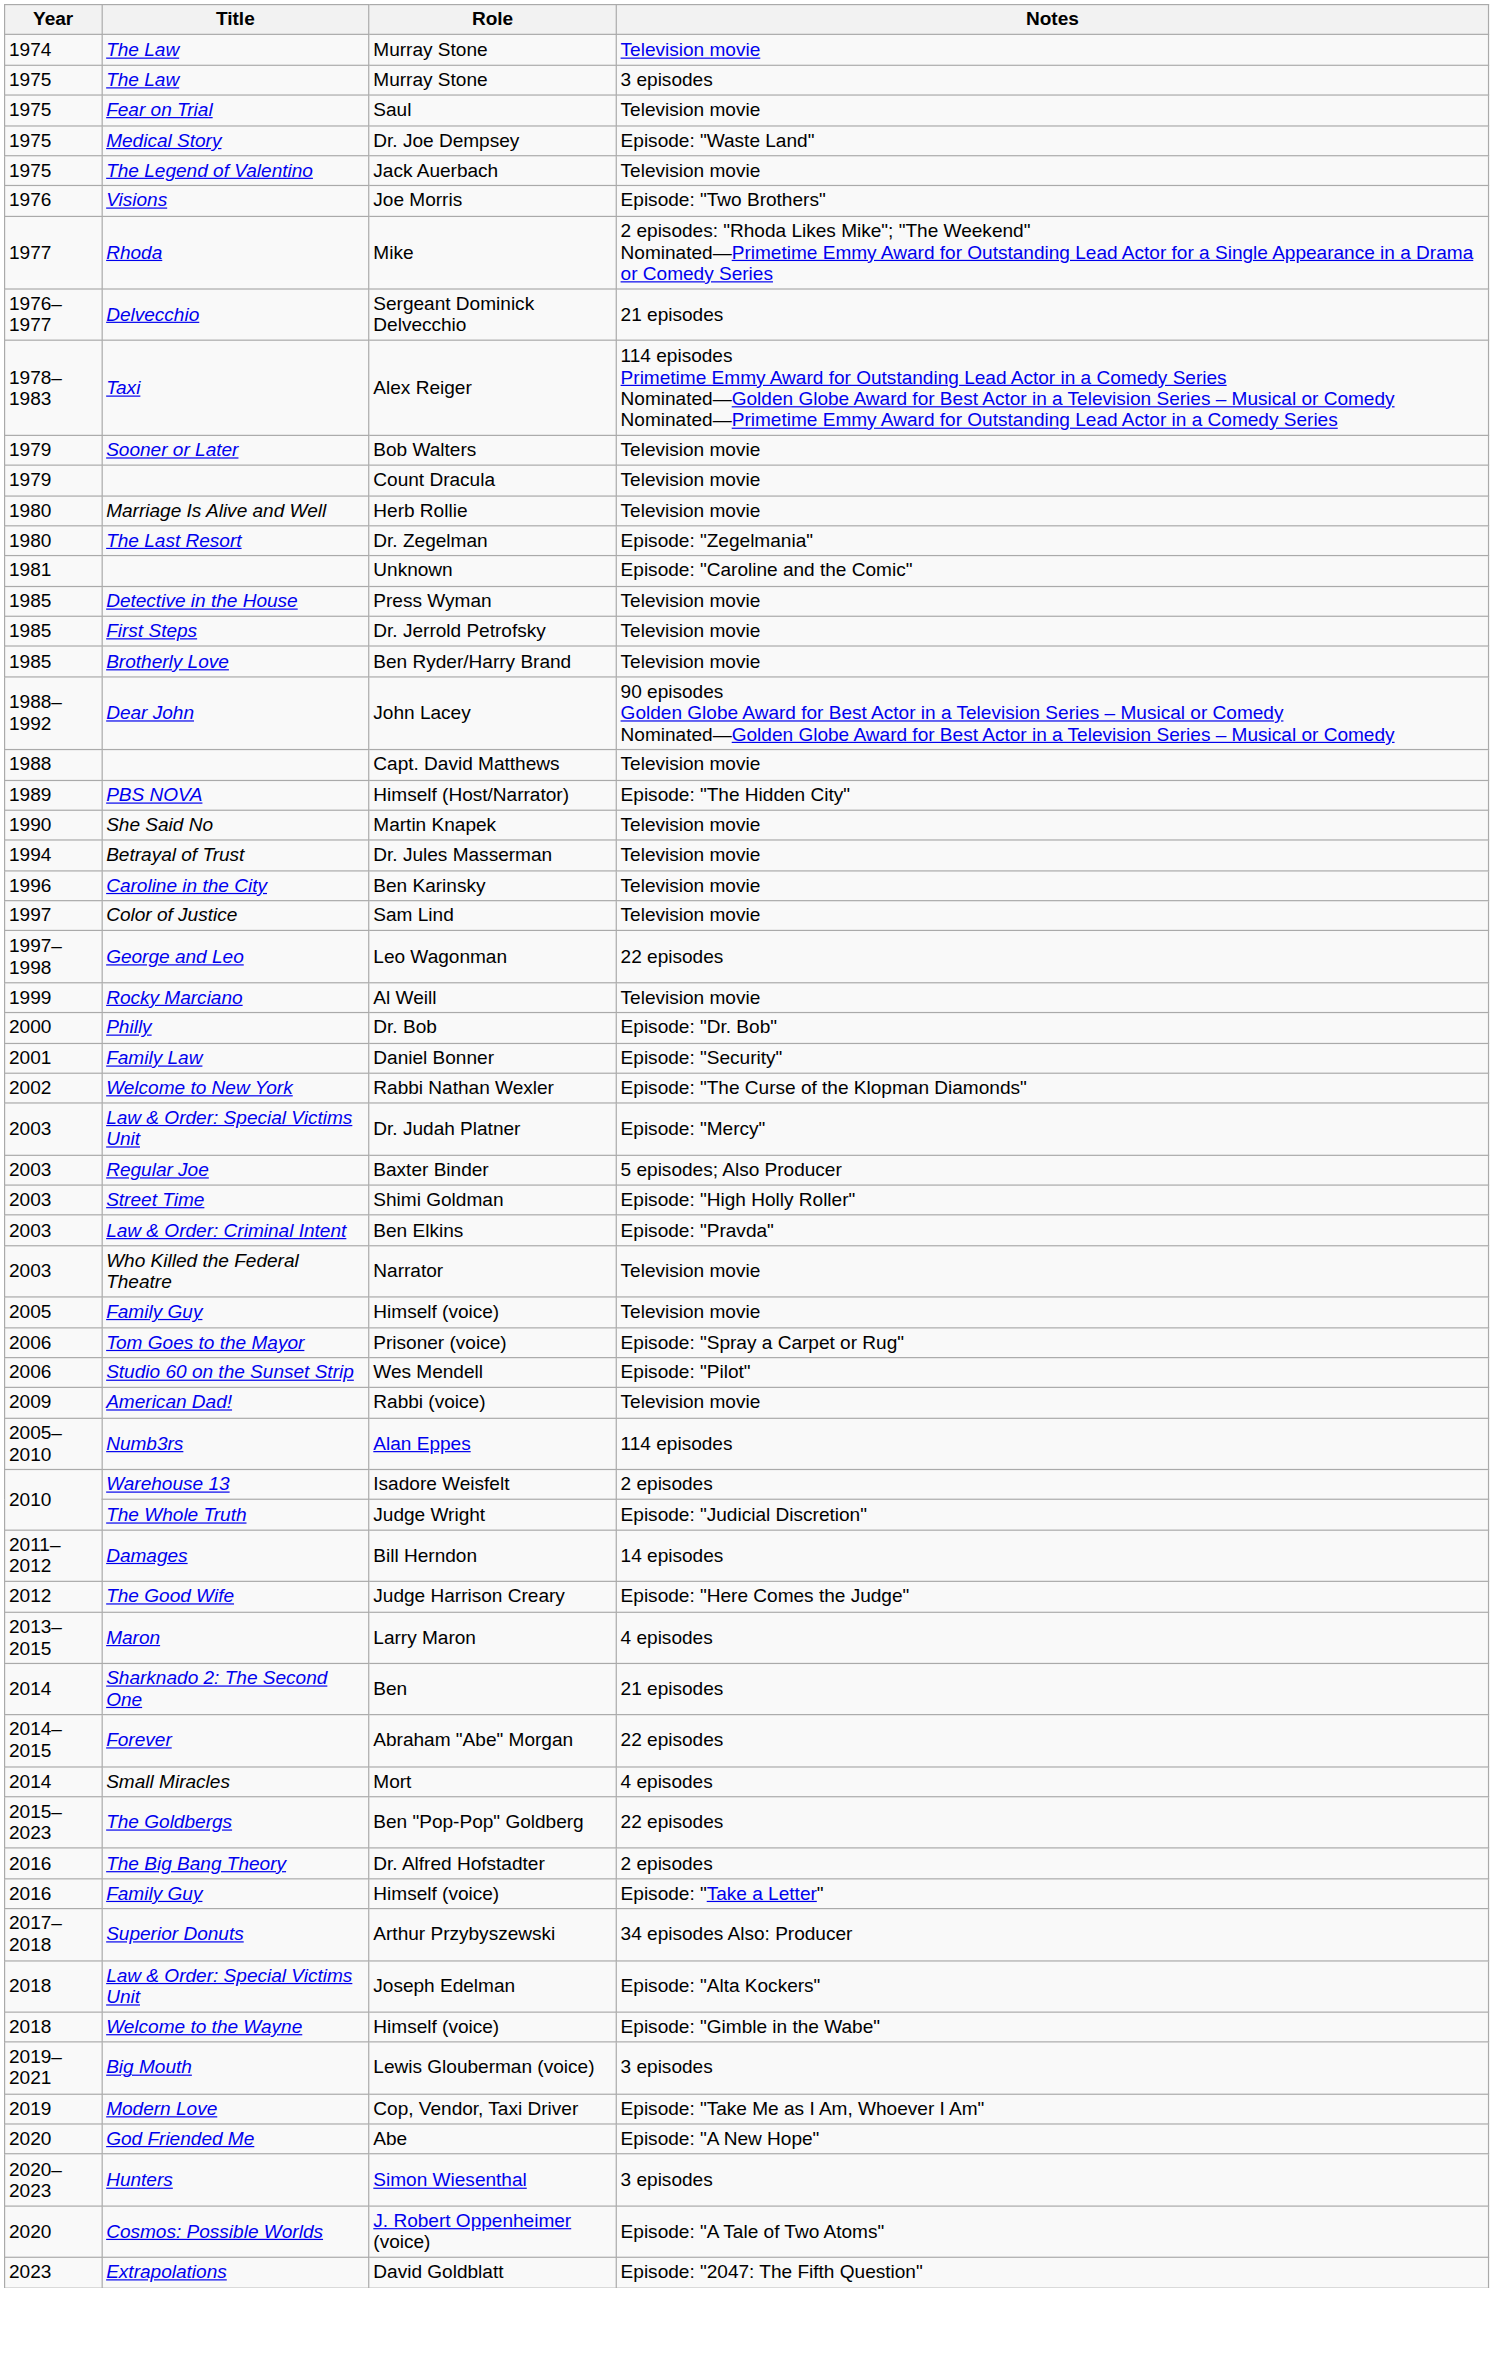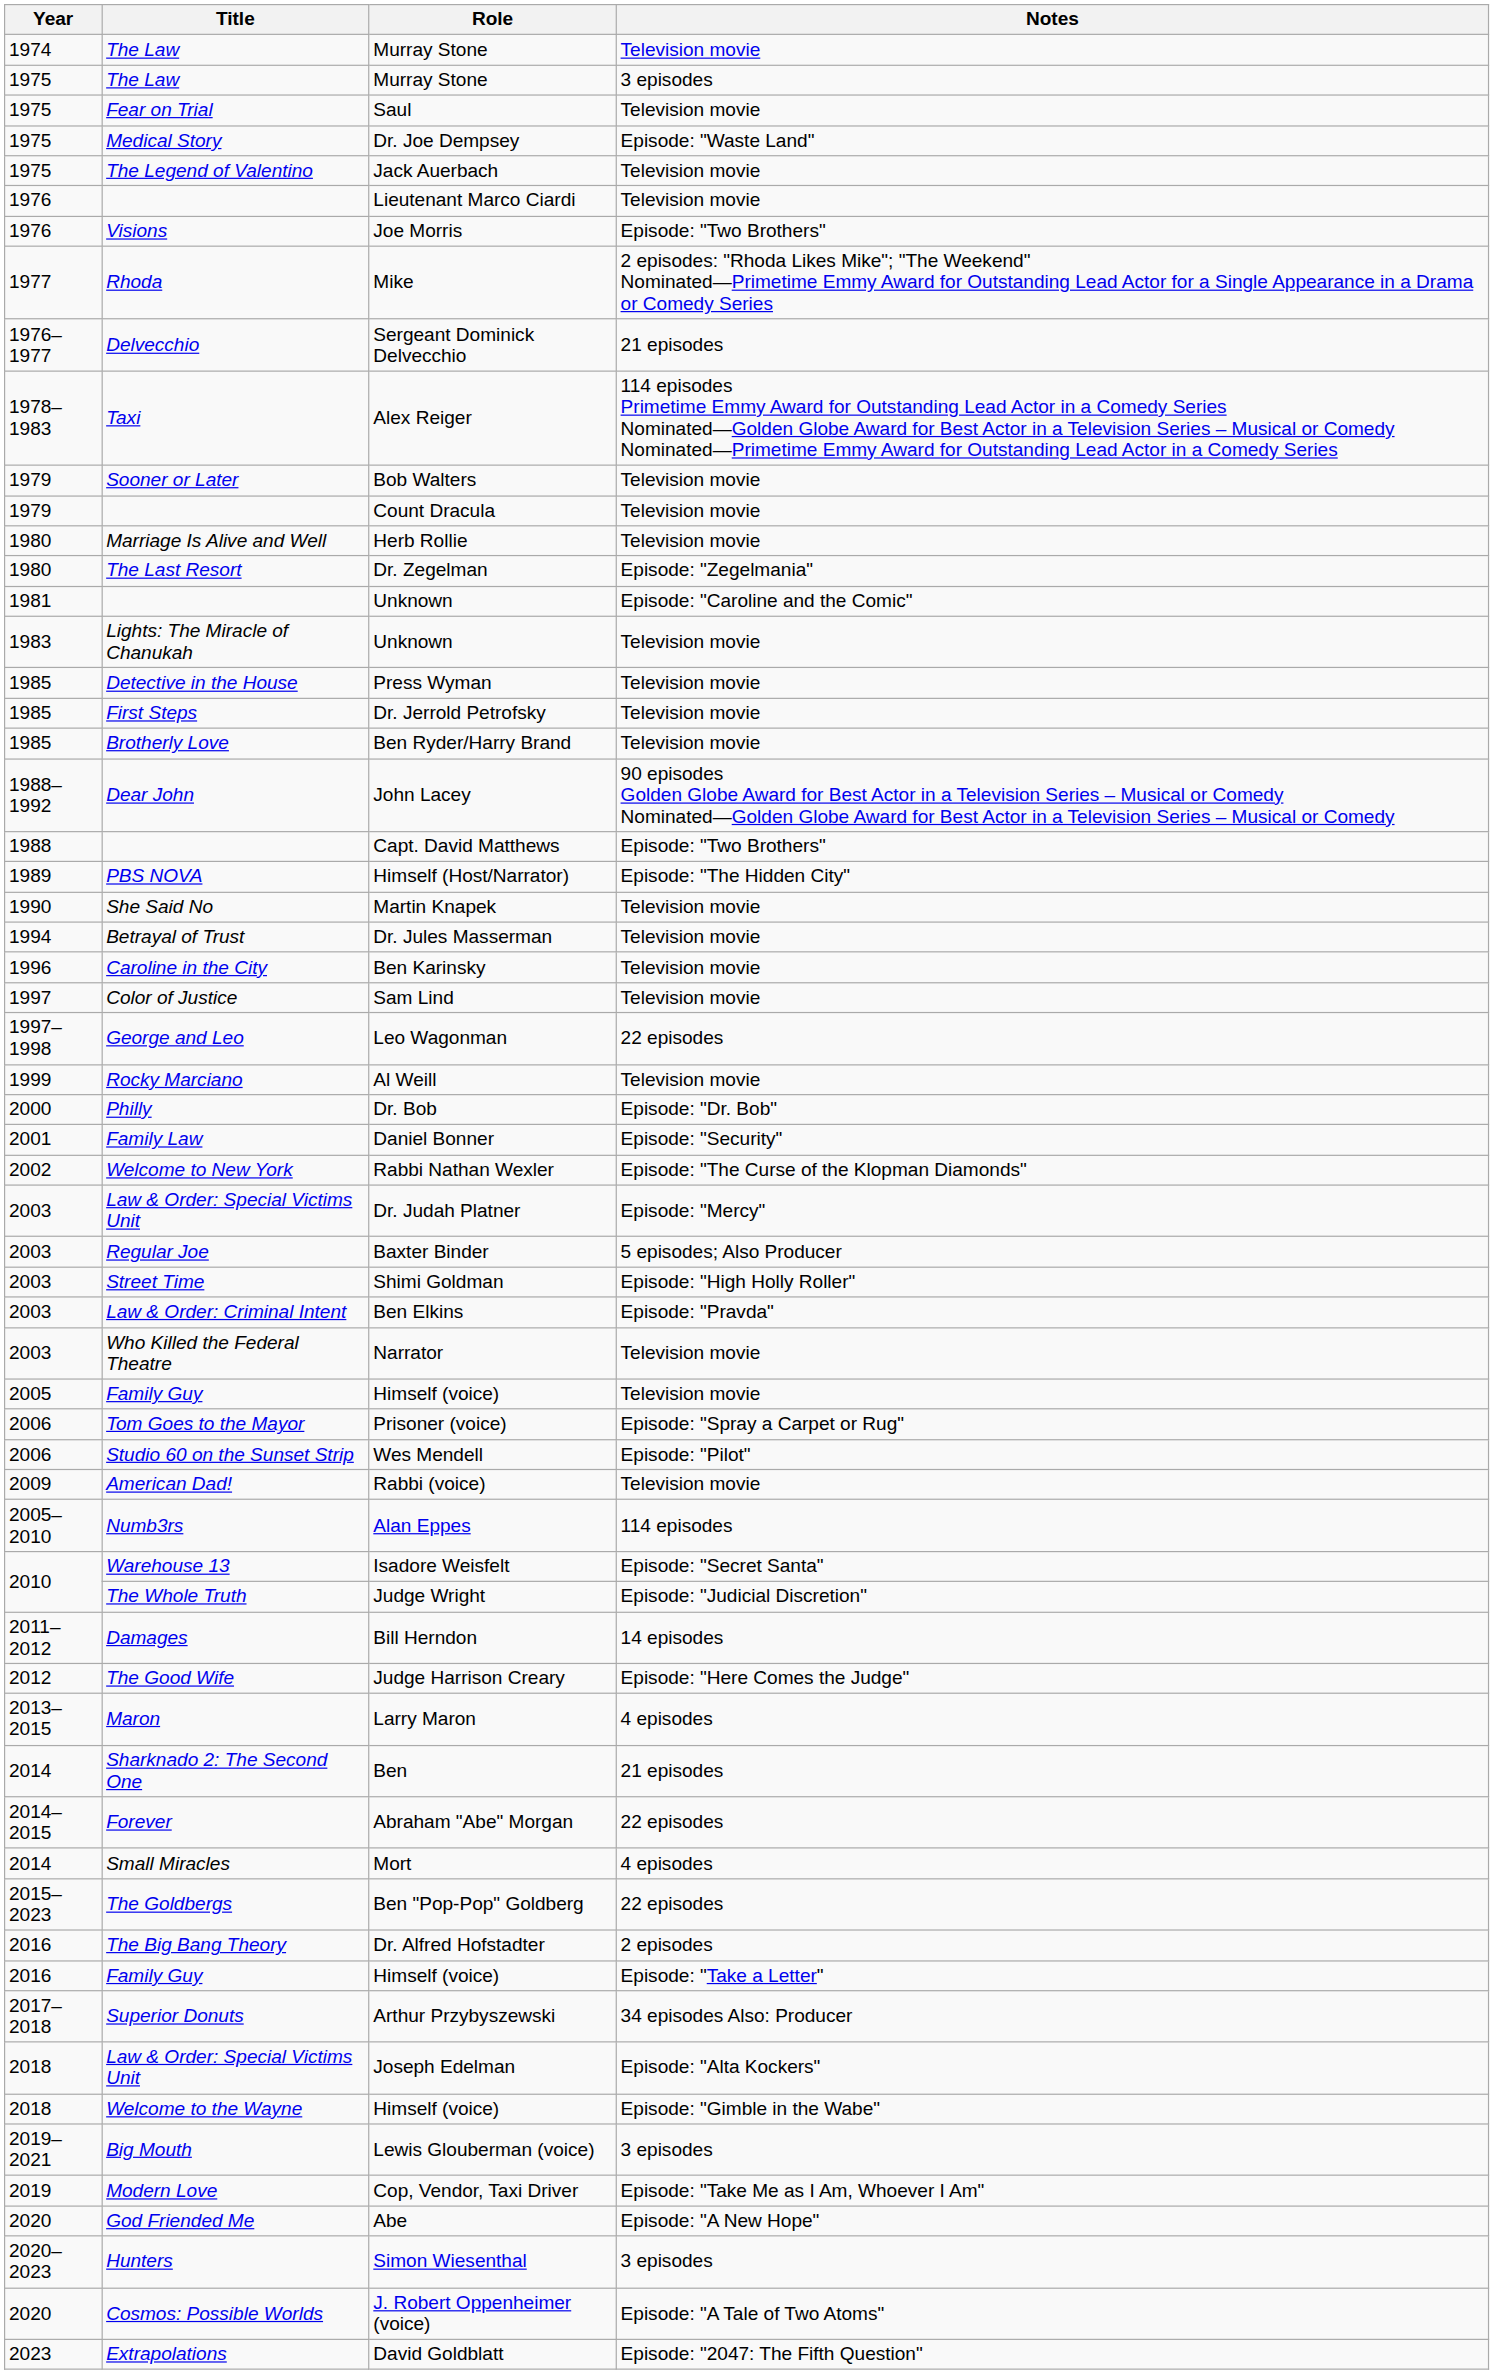+ row: (30, 200)
+ row: (30, 641)
(690, 764) Television movie -> (723, 846) Episode: "Two Brothers"
(667, 1484) 2 episodes -> (722, 1566) Episode: "Secret Santa"
